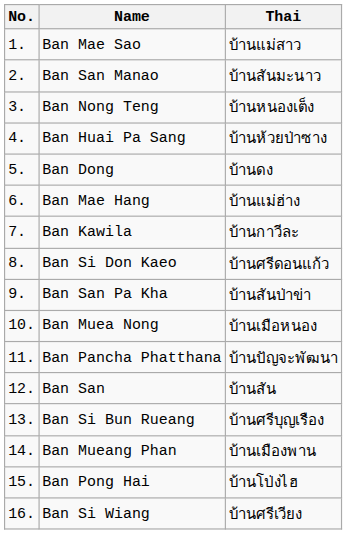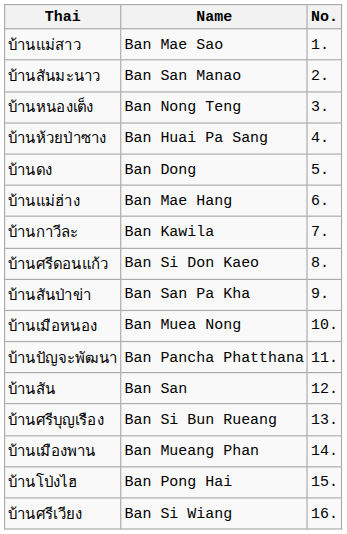columns swapped: (22, 17) <-> (283, 17)
